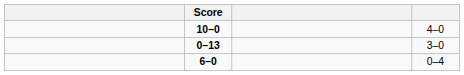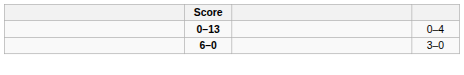- row: (208, 29)
(435, 45) 3–0 -> (435, 29) 0–4
(435, 62) 0–4 -> (435, 45) 3–0
